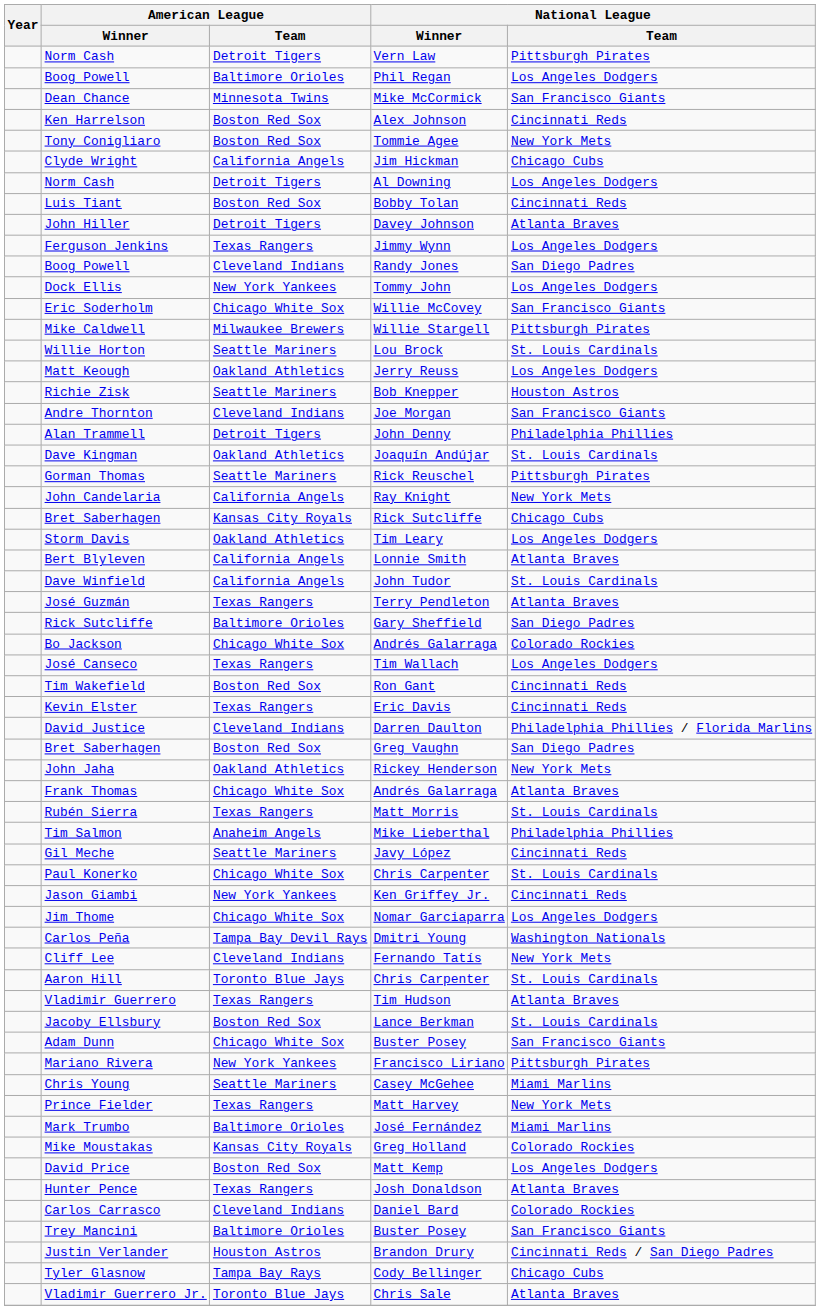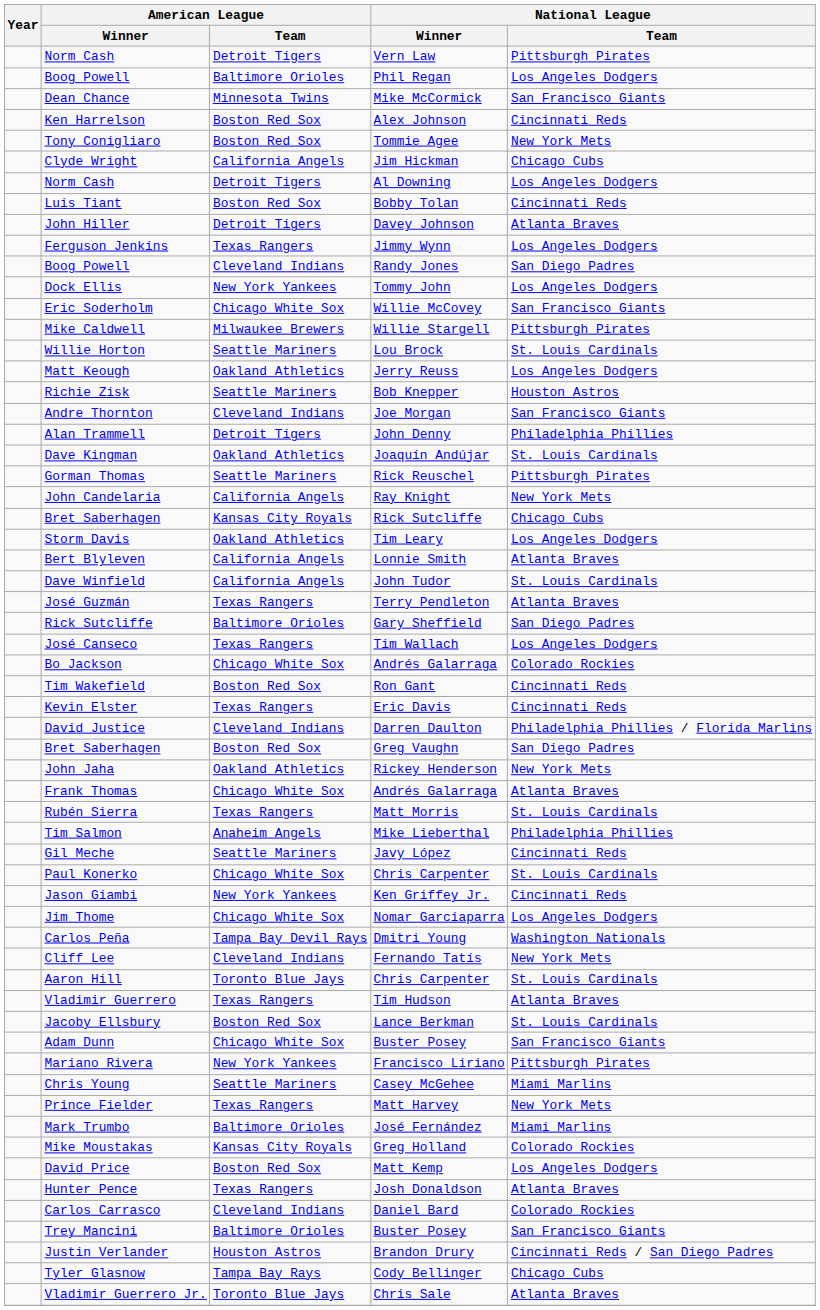rows swapped: (83, 644) <-> (91, 665)
